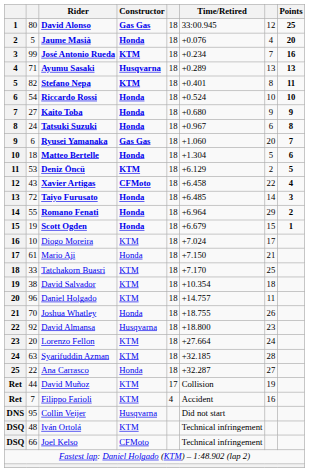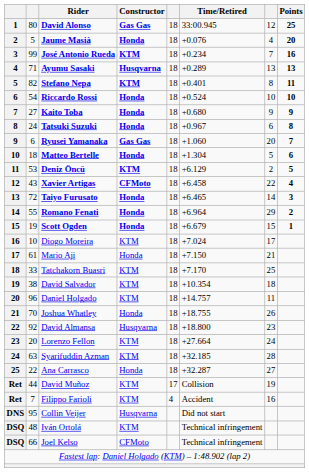(194, 197) +6.485 -> (194, 197) +6.465
